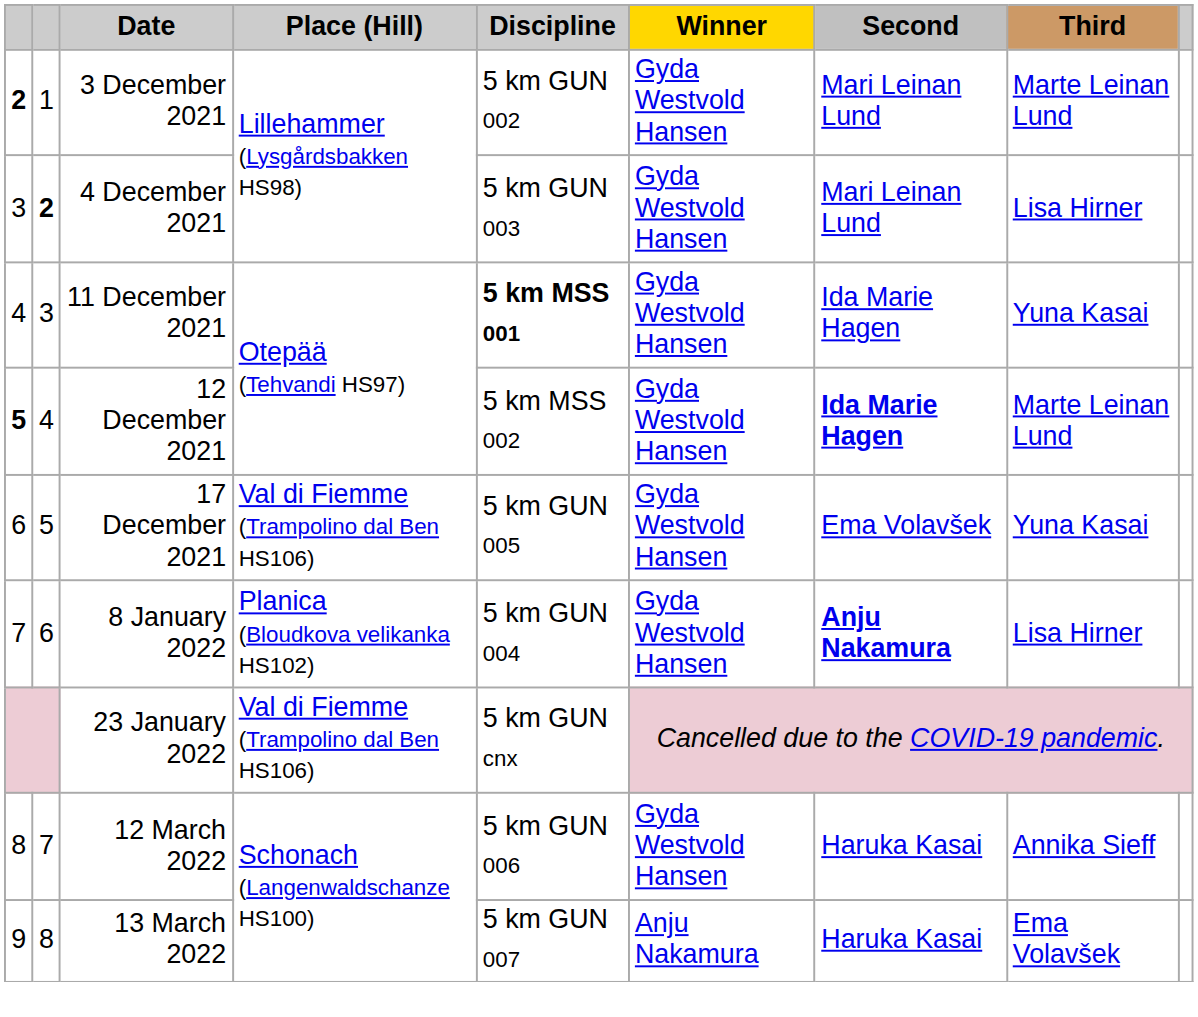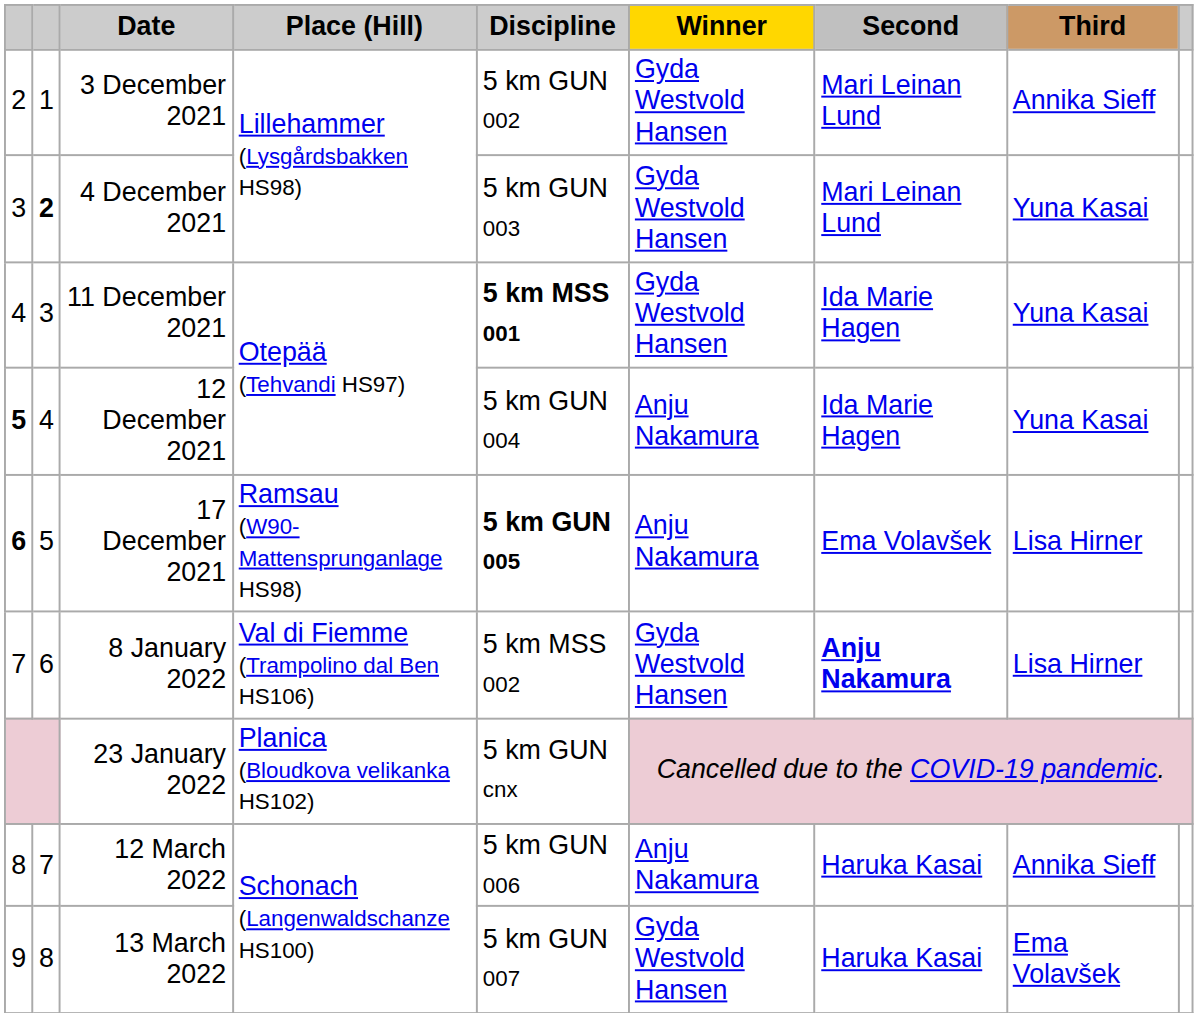(19, 101) bold -> (19, 101) normal
(1091, 101) Marte Leinan Lund -> (1084, 101) Annika Sieff
(1078, 207) Lisa Hirner -> (1081, 207) Yuna Kasai
(545, 419) 5 km MSS 002 -> (545, 419) 5 km GUN 004
(690, 420) Gyda Westvold Hansen -> (697, 420) Anju Nakamura
(879, 420) bold -> (877, 420) normal
(1091, 420) Marte Leinan Lund -> (1081, 420) Yuna Kasai
(19, 526) normal -> (19, 541) bold
(339, 525) Val di Fiemme (Trampolino dal Ben HS106) -> (341, 540) Ramsau (W90-Mattensprunganlage HS98)
(545, 525) normal -> (547, 540) bold
(690, 526) Gyda Westvold Hansen -> (697, 541) Anju Nakamura
(1081, 526) Yuna Kasai -> (1078, 541) Lisa Hirner
(344, 631) Planica (Bloudkova velikanka HS102) -> (339, 662) Val di Fiemme (Trampolino dal Ben HS106)
(545, 631) 5 km GUN 004 -> (545, 662) 5 km MSS 002
(339, 737) Val di Fiemme (Trampolino dal Ben HS106) -> (344, 769) Planica (Bloudkova velikanka HS102)
(690, 845) Gyda Westvold Hansen -> (697, 864) Anju Nakamura
(697, 939) Anju Nakamura -> (690, 958) Gyda Westvold Hansen
